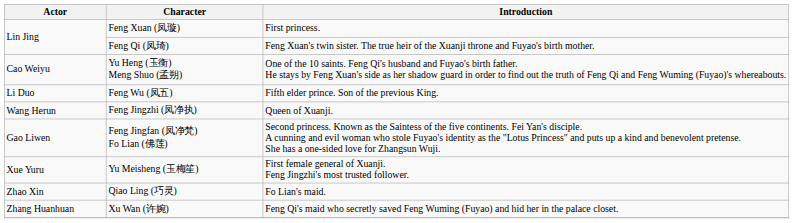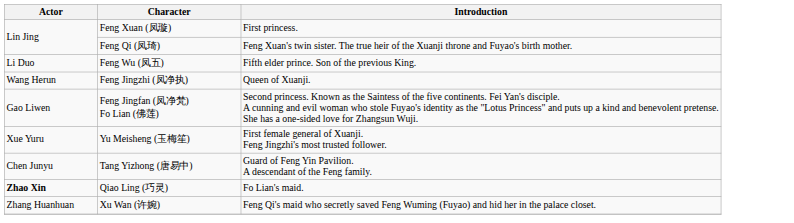- row: (145, 69)
+ row: (146, 166)
(25, 191) normal -> (26, 188) bold
